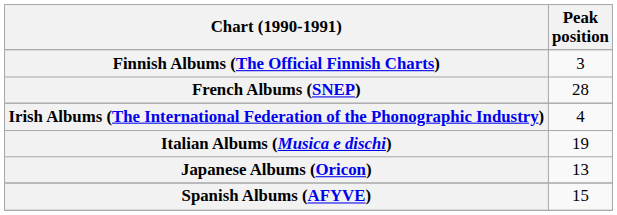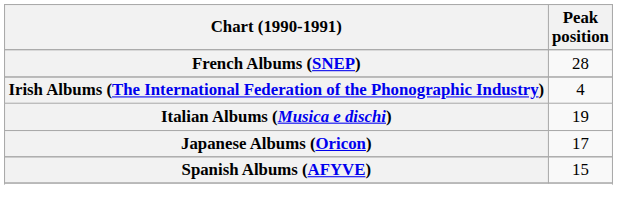- row: (276, 63)
(580, 169) 13 -> (580, 143) 17
